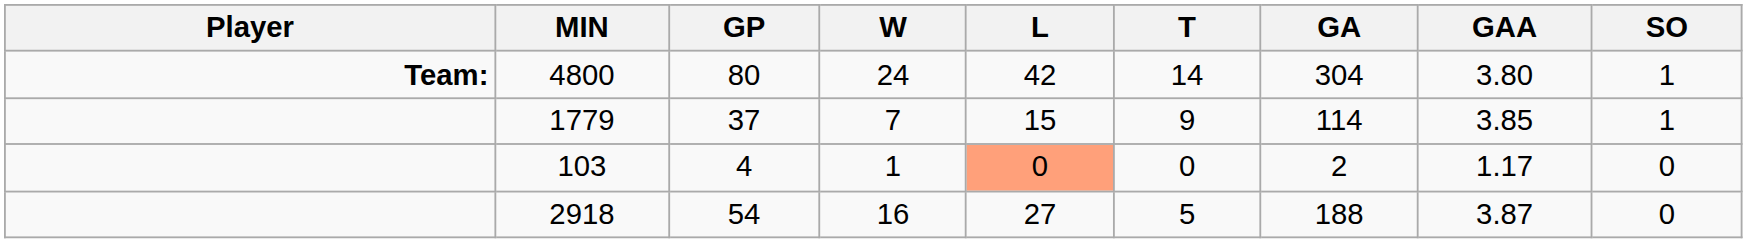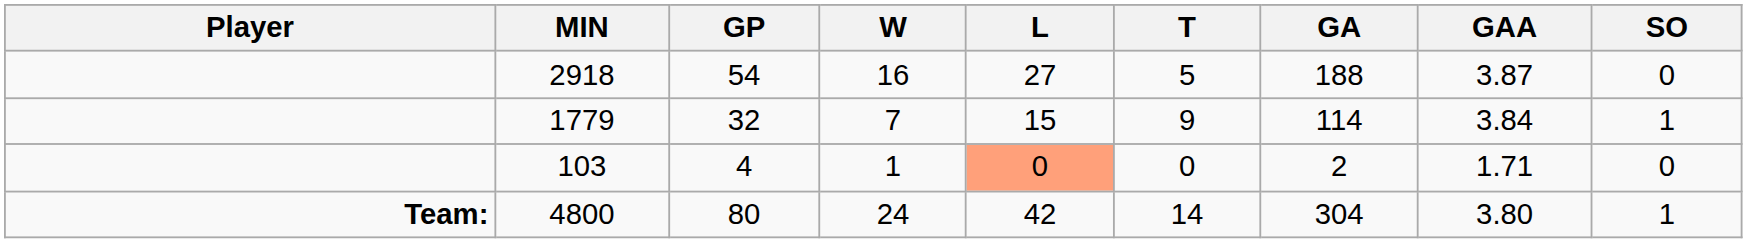rows swapped: (582, 213) <-> (582, 74)
(744, 120) 37 -> (744, 120) 32
(1505, 120) 3.85 -> (1505, 120) 3.84
(1505, 167) 1.17 -> (1505, 167) 1.71
